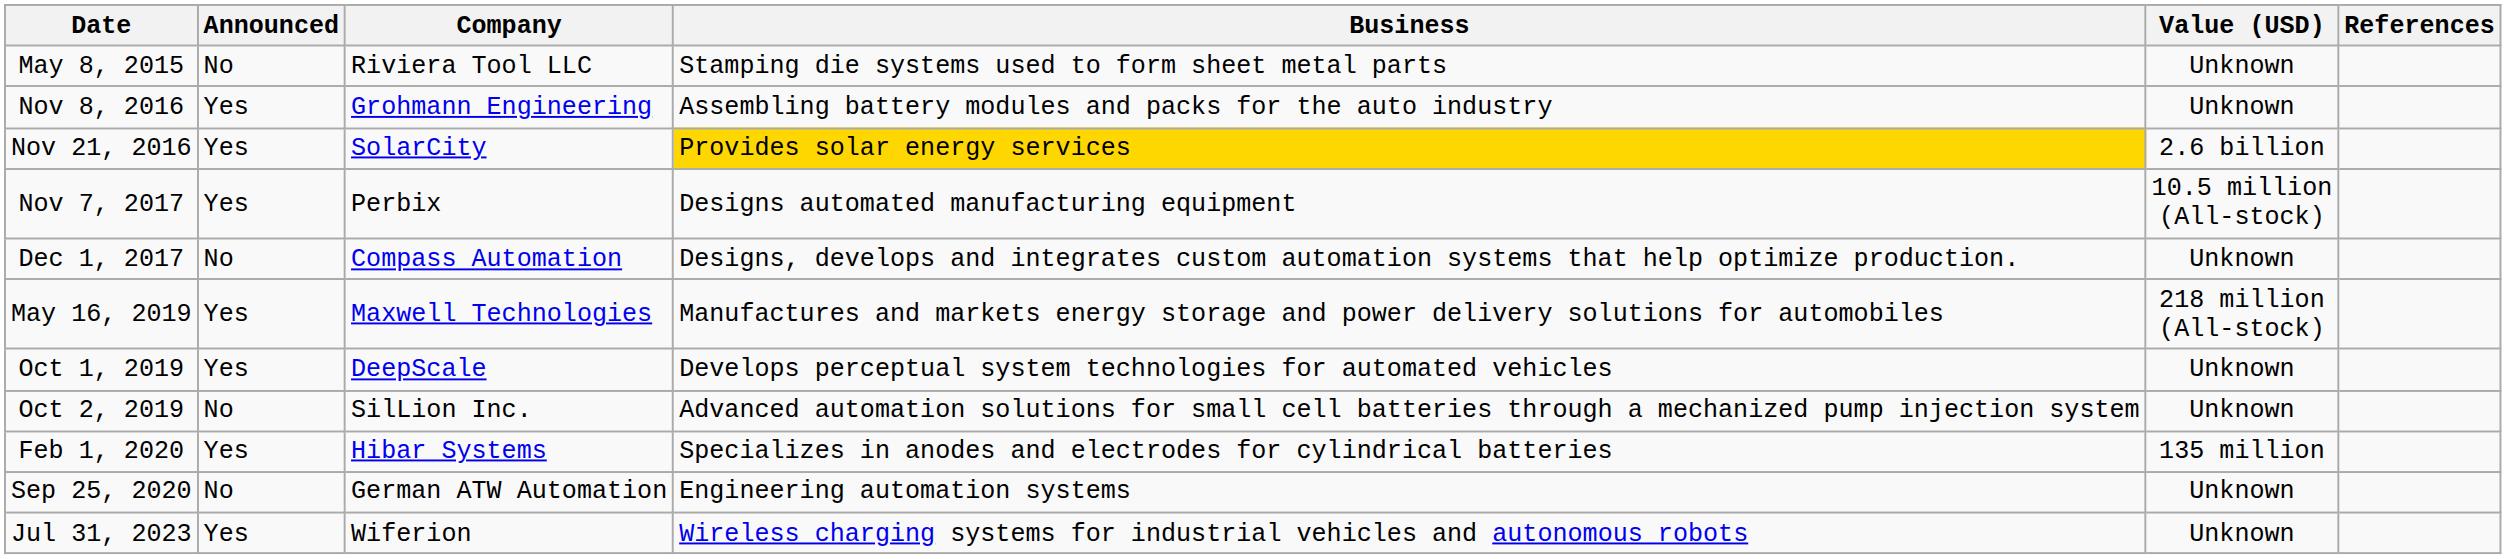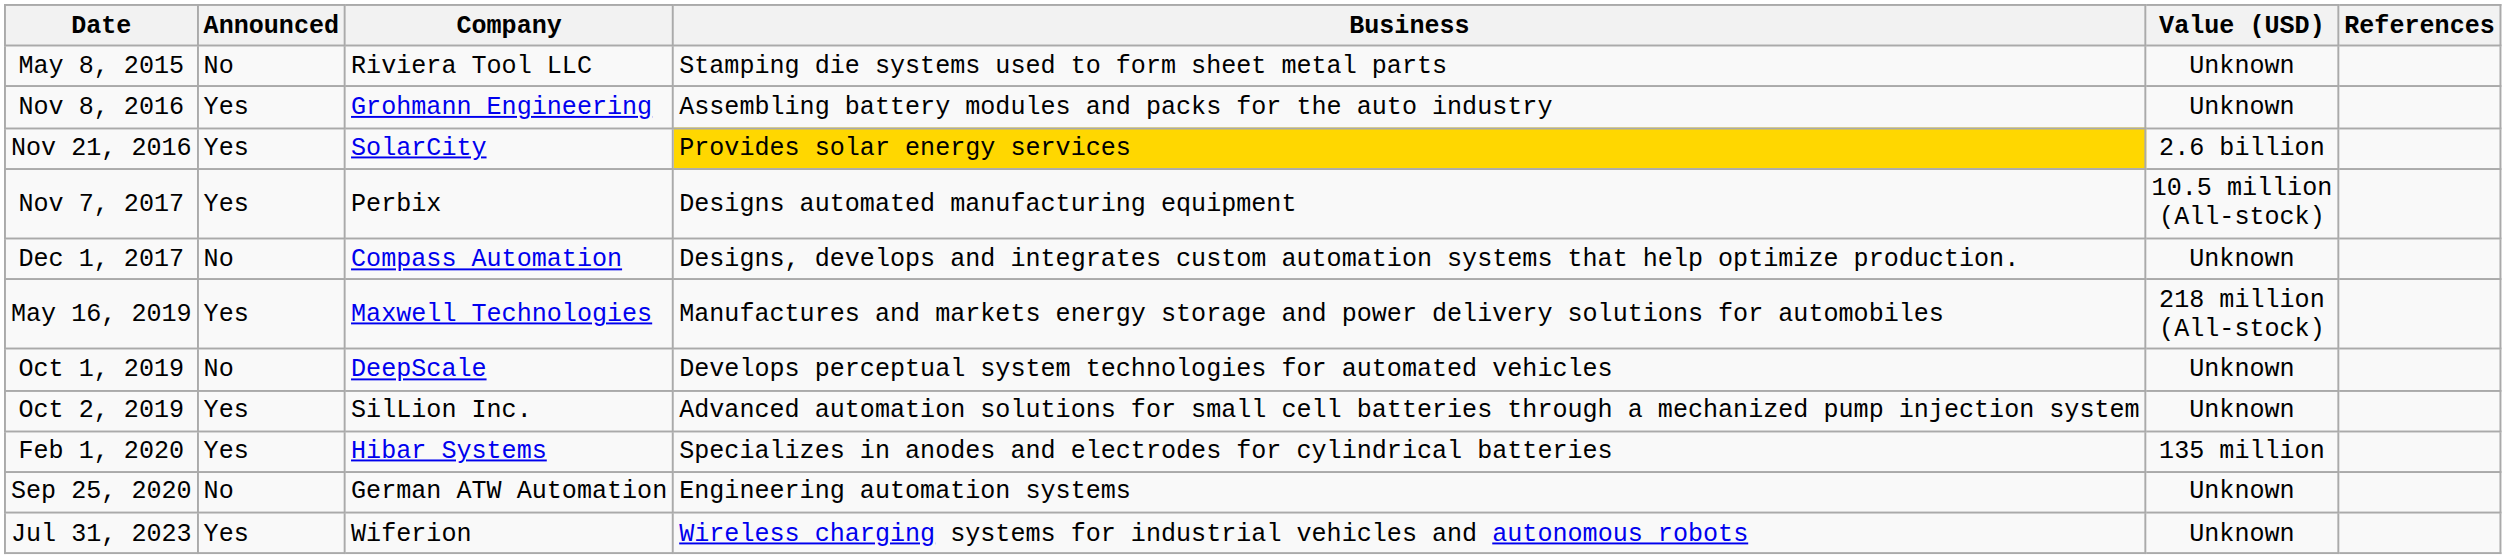(226, 370) Yes -> (219, 370) No
(219, 410) No -> (226, 410) Yes
